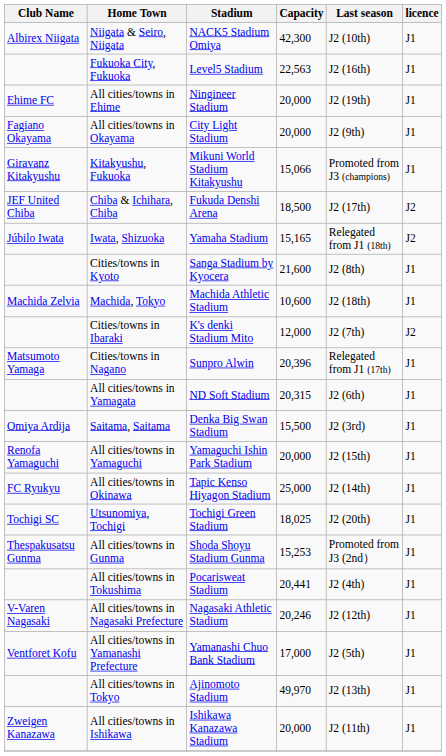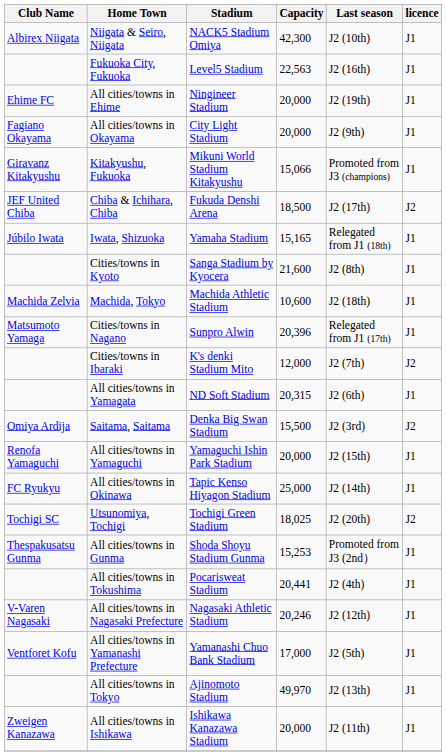(411, 238) J2 -> (411, 238) J1
rows swapped: (125, 363) <-> (125, 332)
(411, 426) J1 -> (411, 426) J2
(411, 519) J1 -> (411, 519) J2
